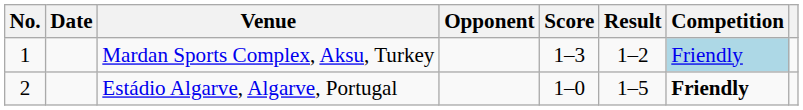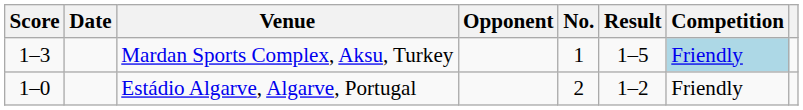columns swapped: (25, 21) <-> (569, 21)
(633, 54) 1–2 -> (633, 54) 1–5
(633, 88) 1–5 -> (633, 88) 1–2
(710, 88) bold -> (707, 88) normal
